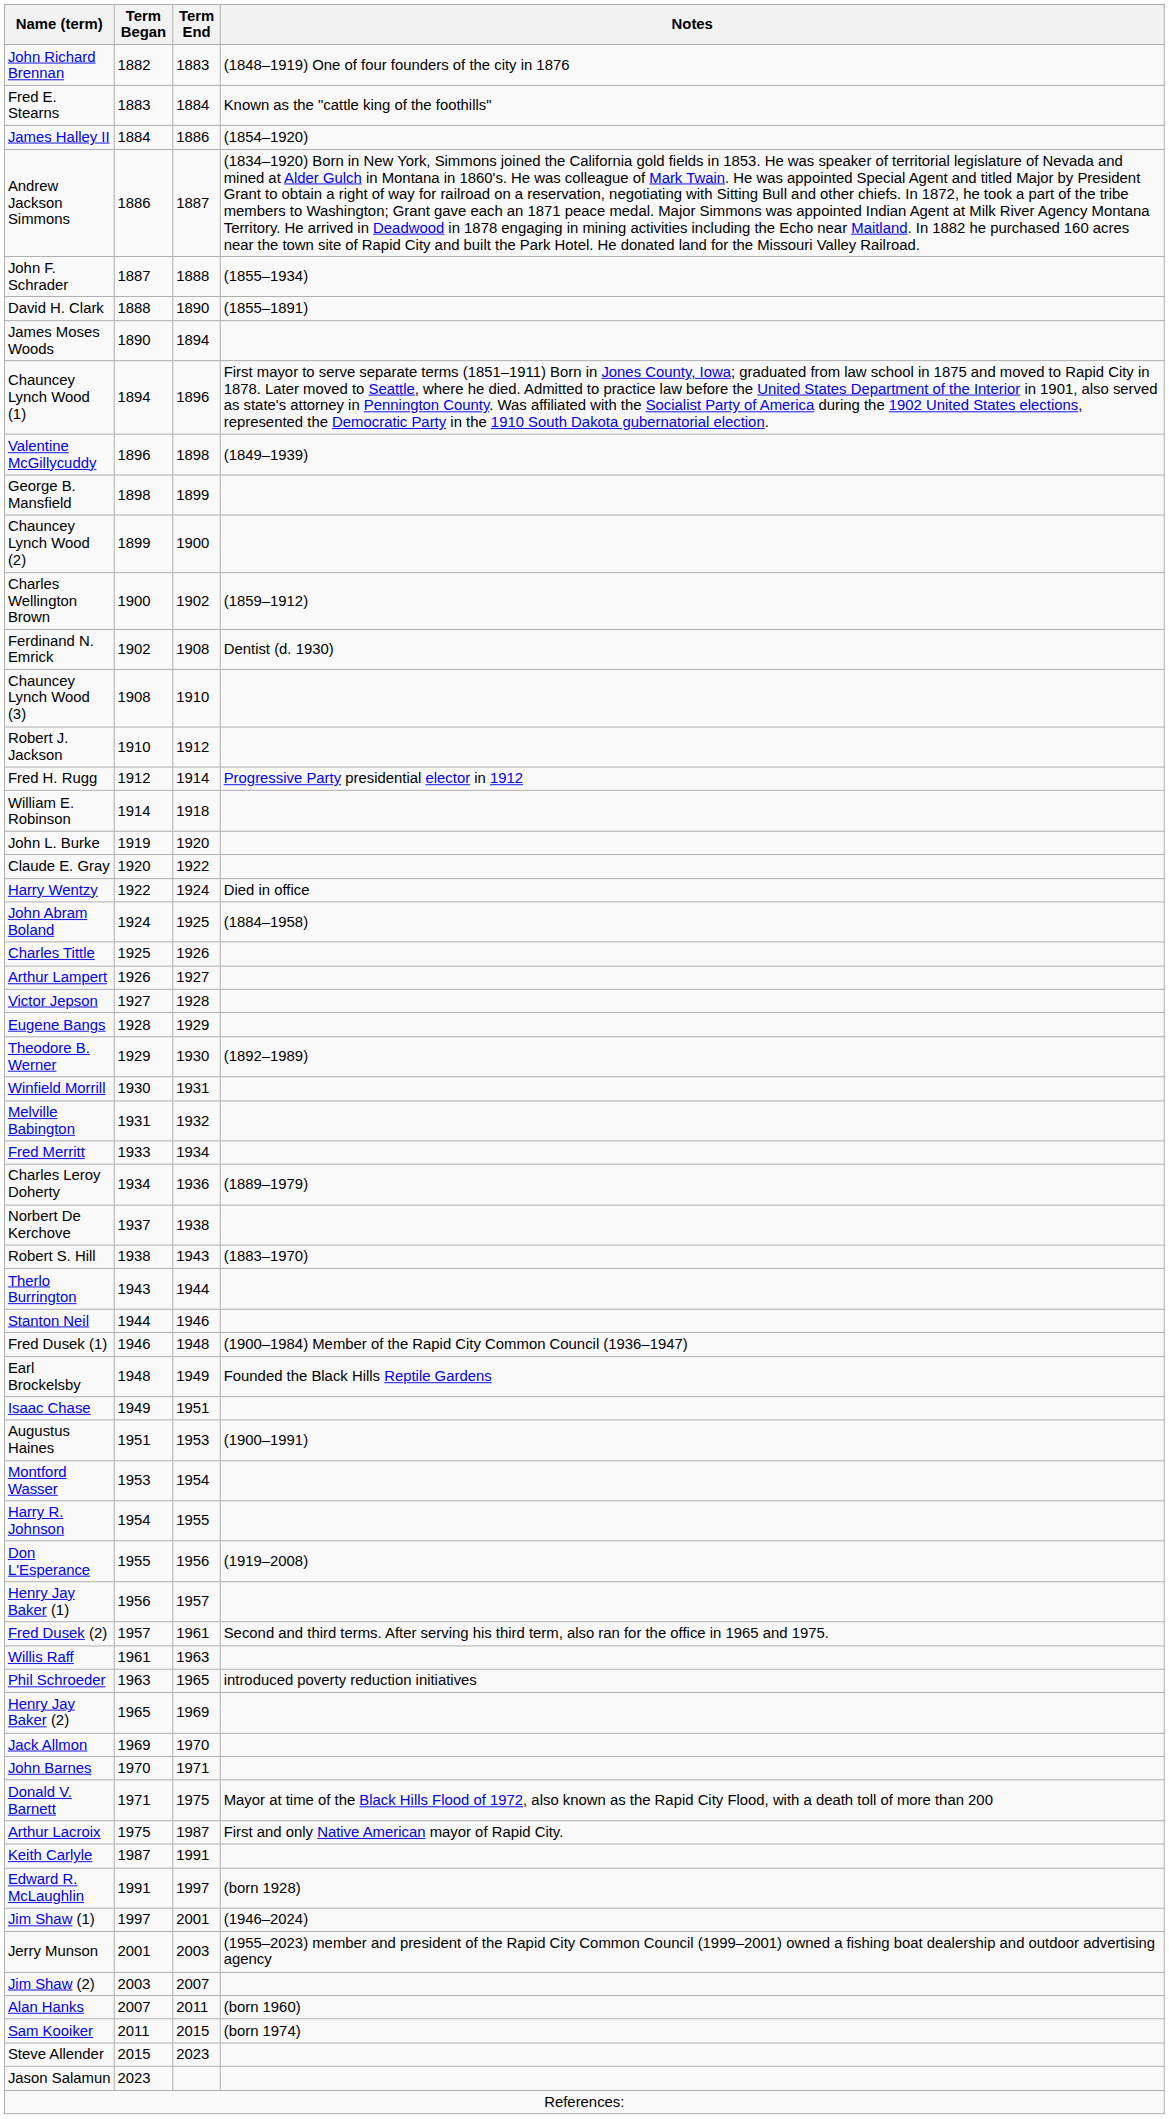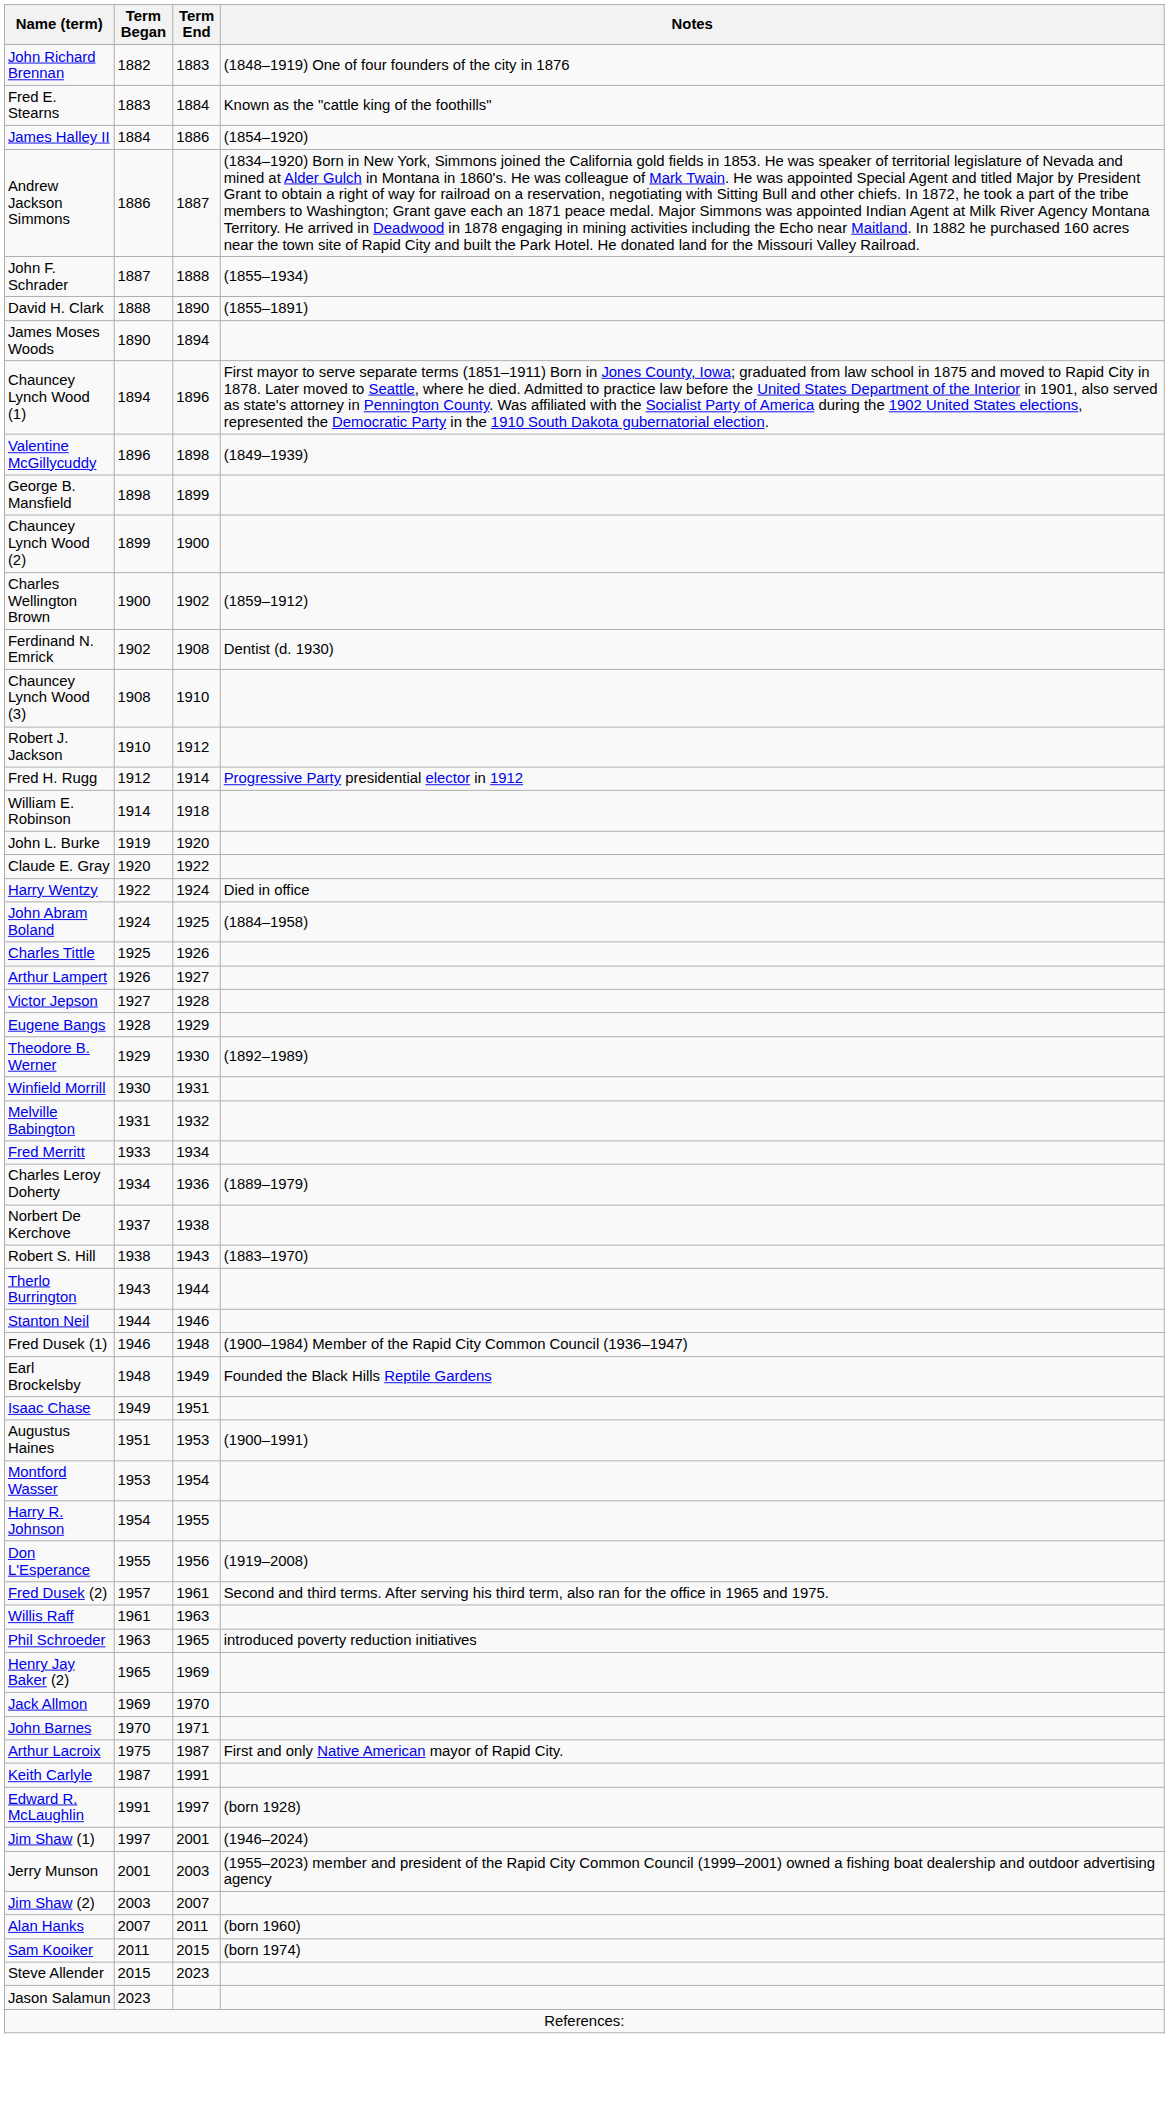- row: (41, 1601)
- row: (40, 1800)
